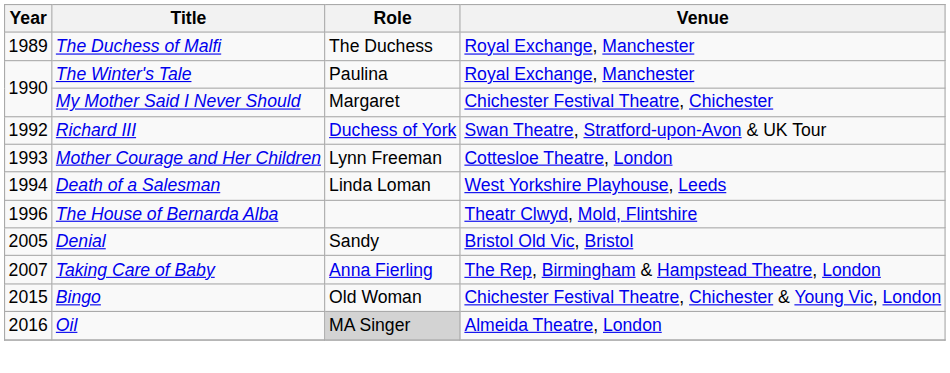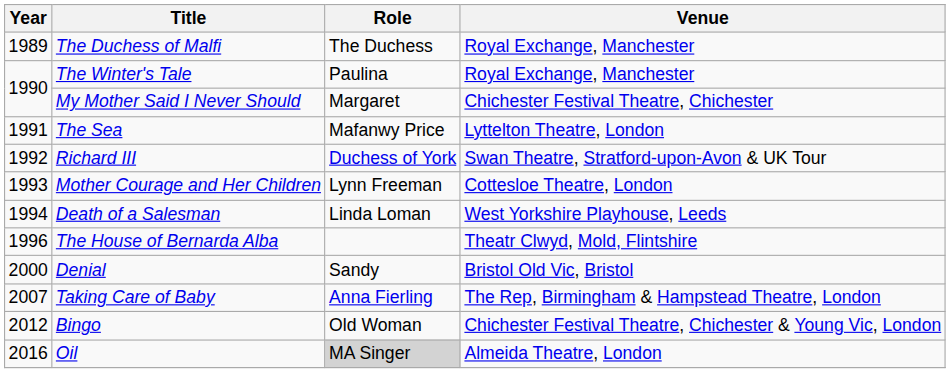+ row: (89, 130)
(28, 241) 2005 -> (28, 269) 2000
(28, 297) 2015 -> (28, 325) 2012
